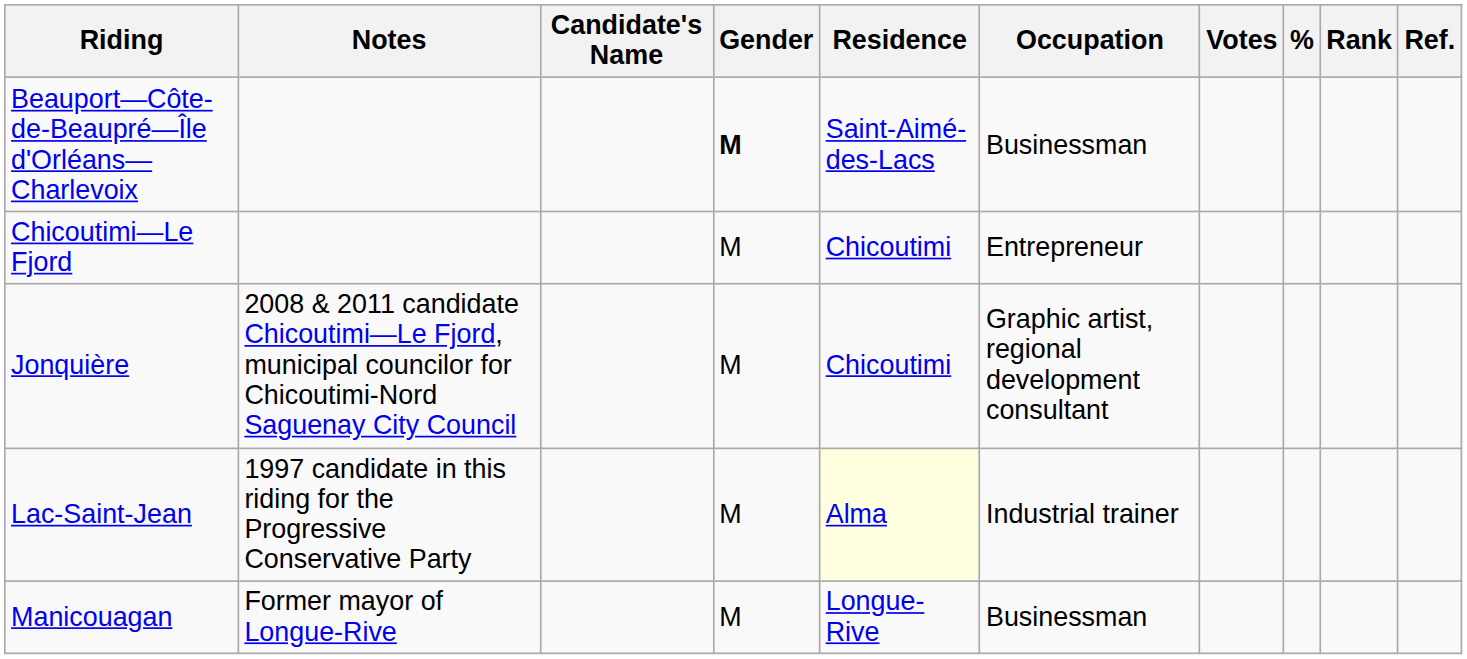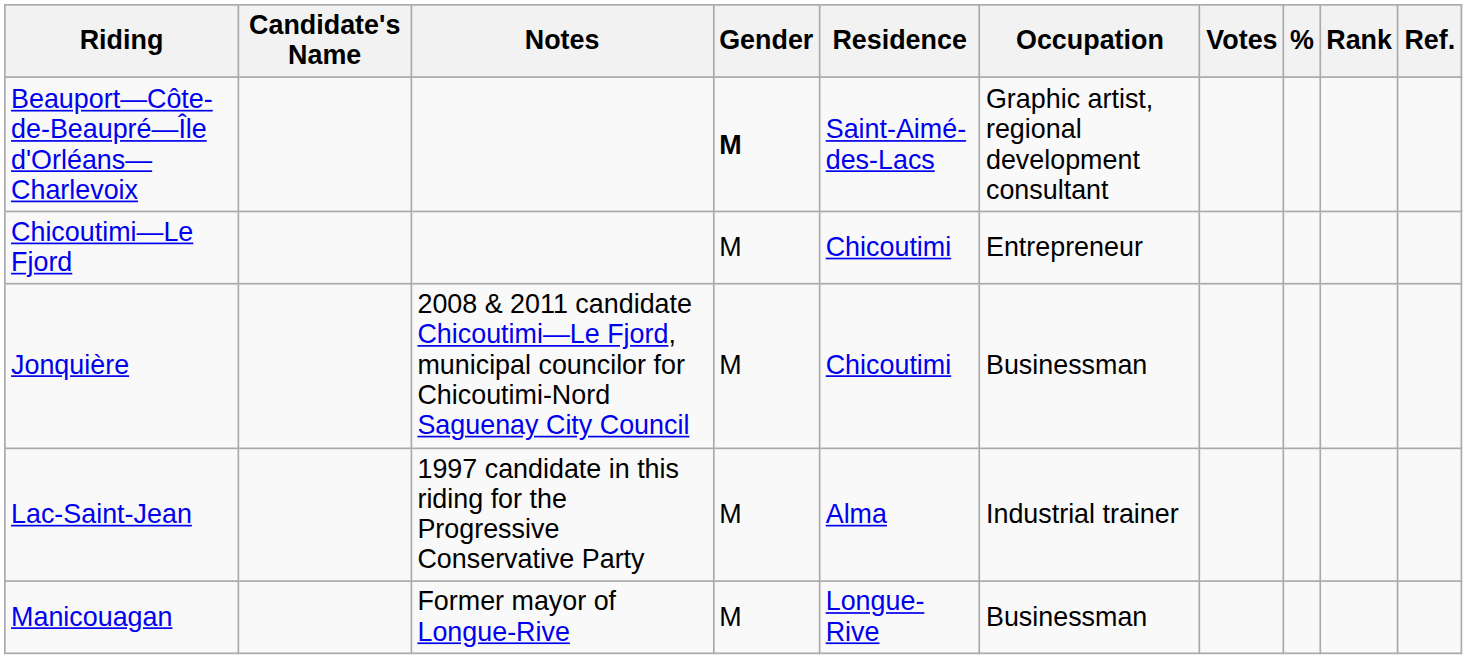columns swapped: (626, 40) <-> (389, 40)
(1067, 144) Businessman -> (1070, 144) Graphic artist, regional development consultant
(1070, 365) Graphic artist, regional development consultant -> (1067, 365) Businessman
(856, 513) lightyellow background -> (856, 513) no background
